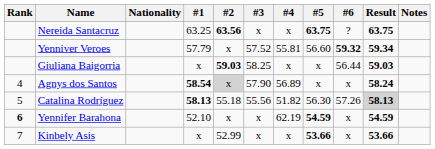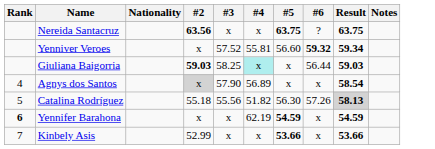- column: (199, 13)
(288, 65) no background -> (259, 65) paleturquoise background
(381, 83) 58.24 -> (351, 83) 58.54
